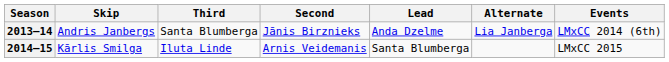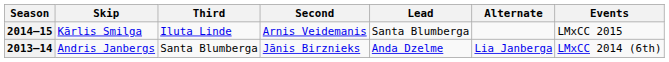rows swapped: (30, 31) <-> (30, 48)
